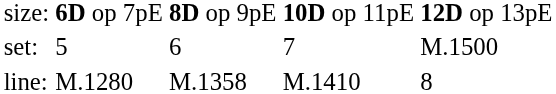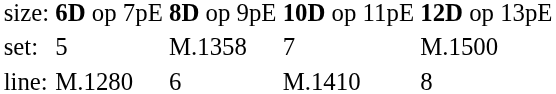(175, 47) 6 -> (208, 47) M.1358
(208, 81) M.1358 -> (175, 81) 6
